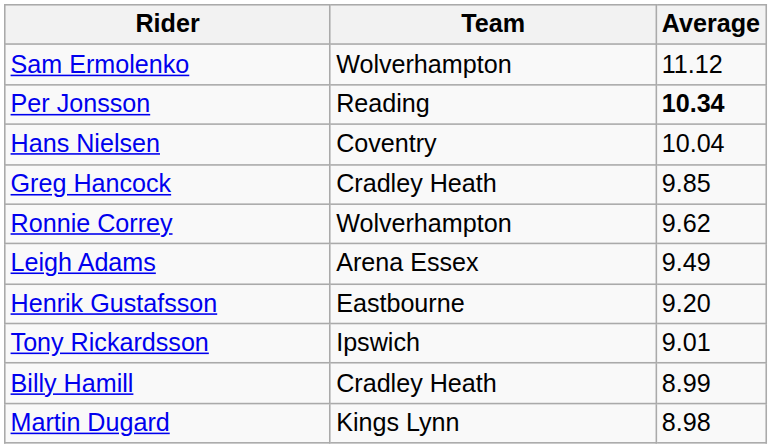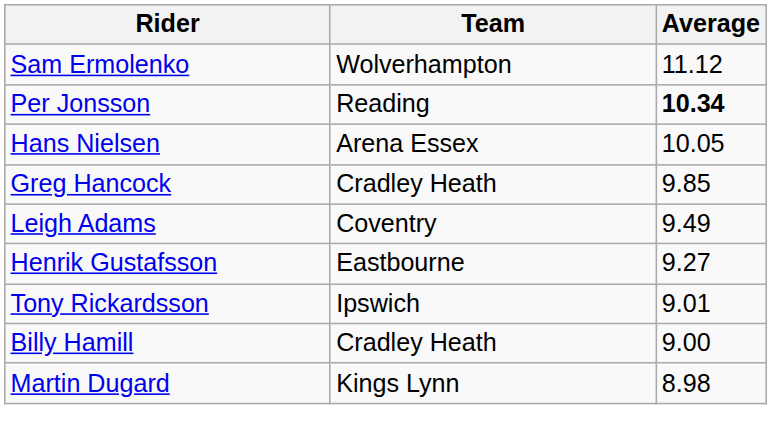(386, 143) Coventry -> (407, 143) Arena Essex
(693, 143) 10.04 -> (693, 143) 10.05
- row: (92, 223)
(407, 263) Arena Essex -> (386, 223) Coventry
(686, 303) 9.20 -> (686, 263) 9.27
(686, 382) 8.99 -> (686, 343) 9.00
